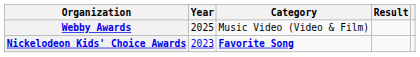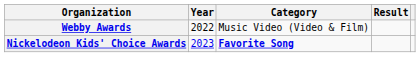(202, 28) 2025 -> (202, 28) 2022
